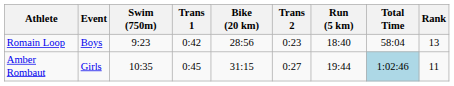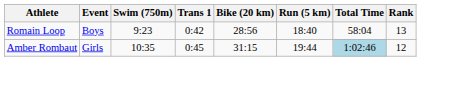- column: (292, 19)
(434, 66) 11 -> (401, 48) 12
